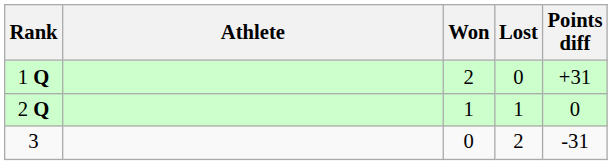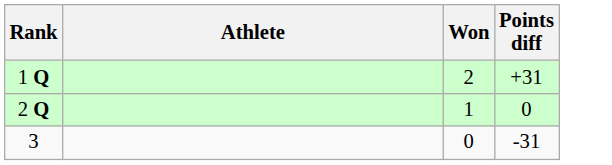- column: (518, 32)
